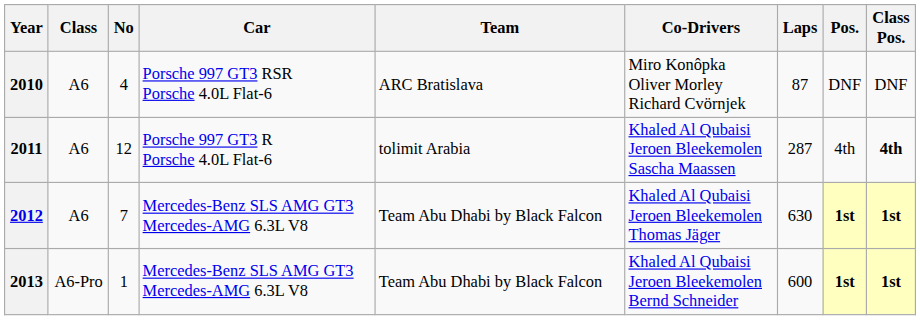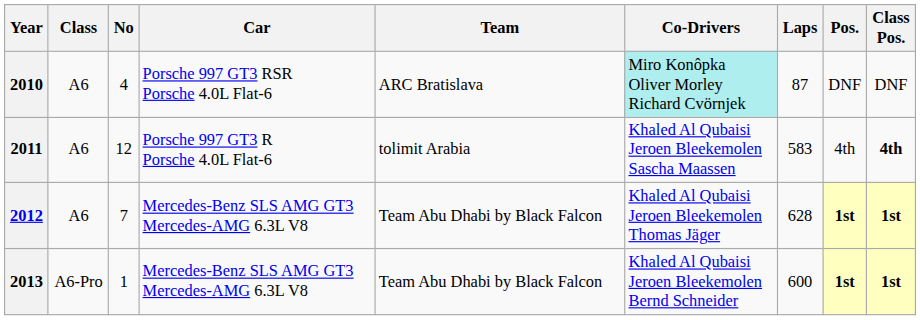(687, 84) no background -> (687, 84) paleturquoise background
(800, 150) 287 -> (800, 150) 583
(800, 215) 630 -> (800, 215) 628
